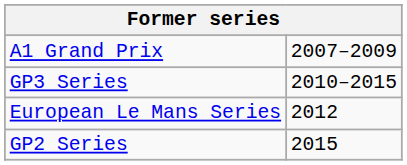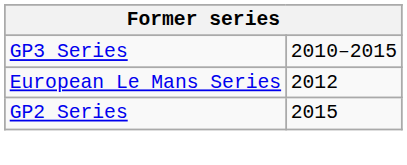- row: (86, 51)
